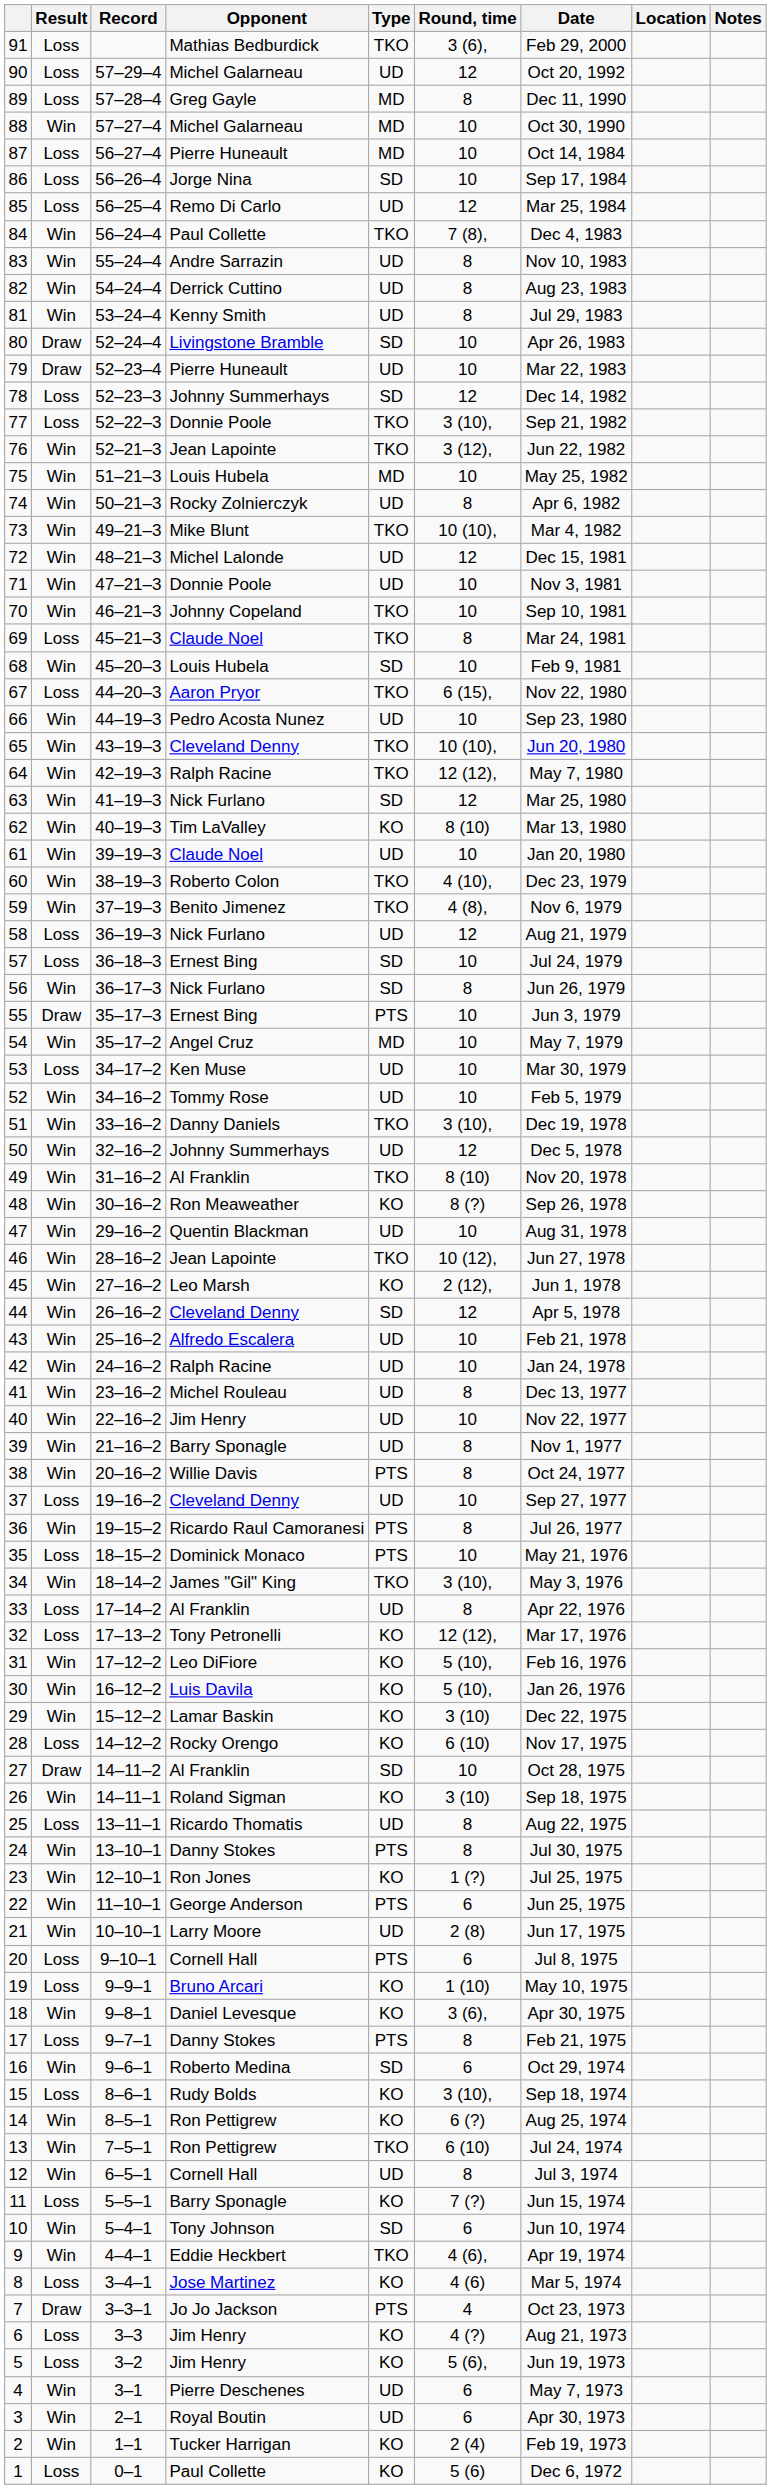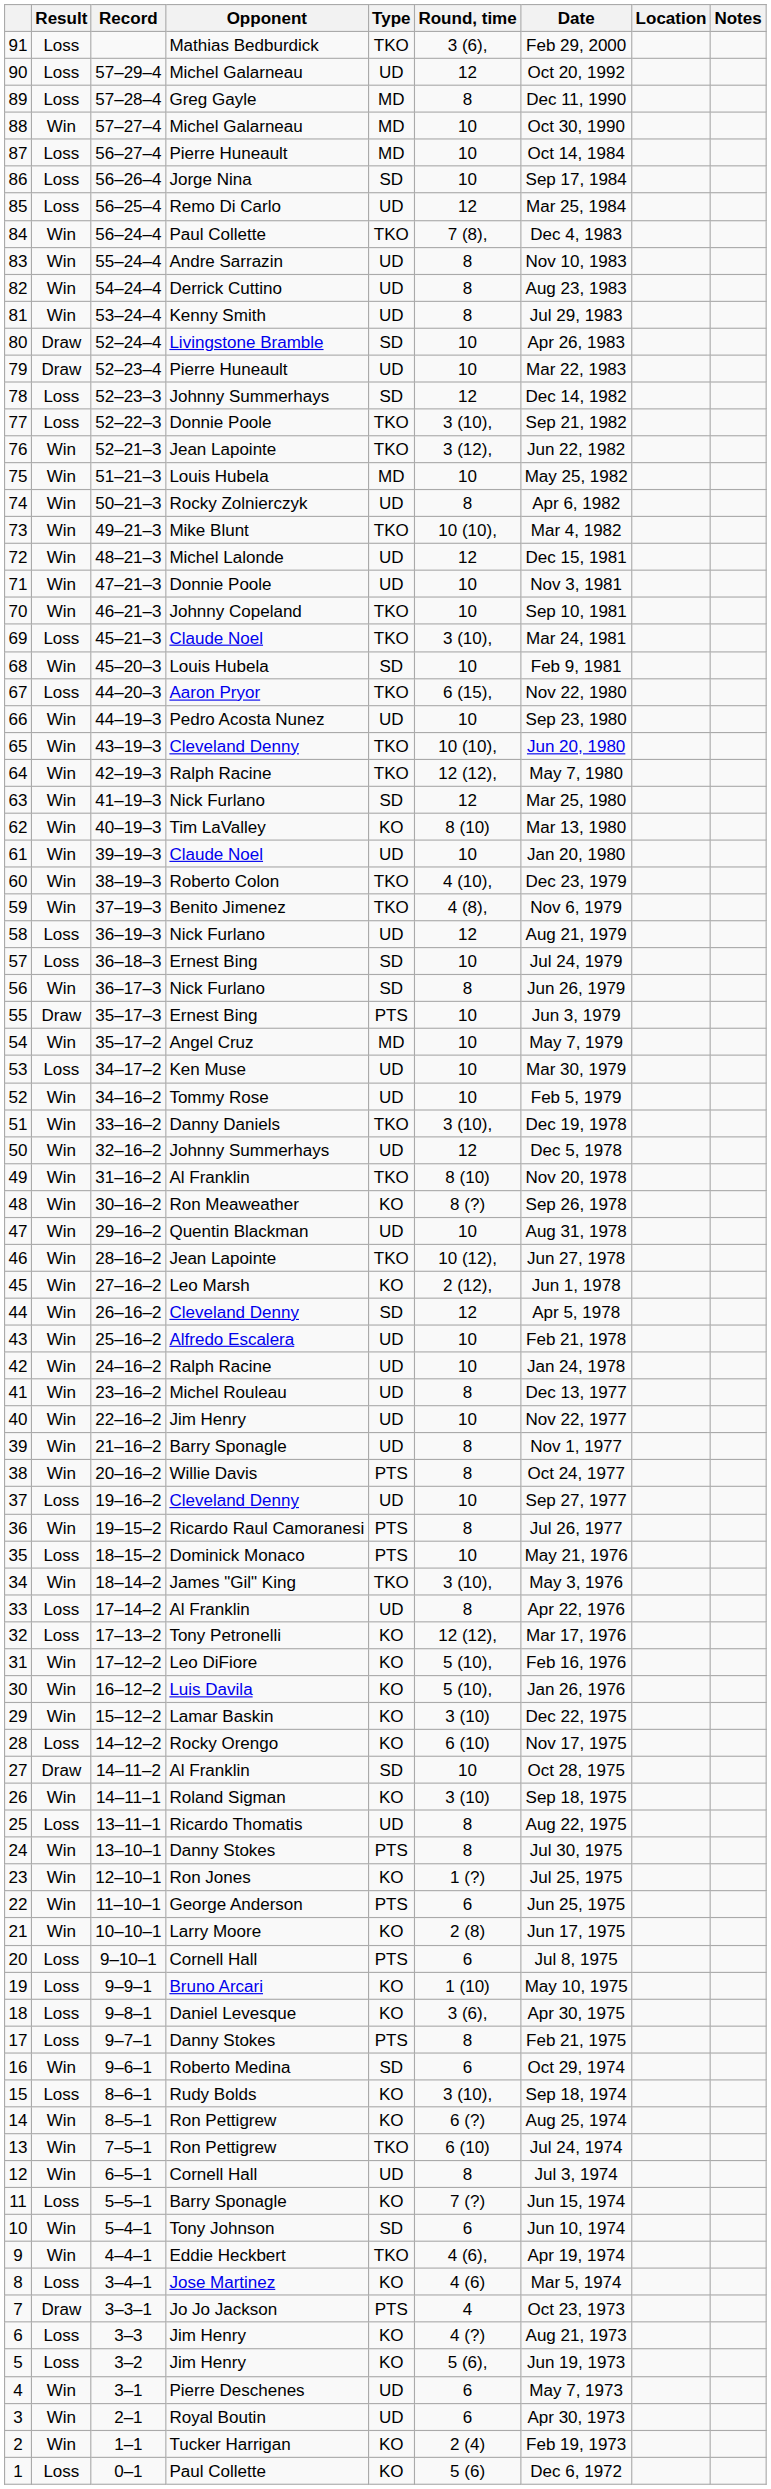(468, 638) 8 -> (468, 638) 3 (10),
(391, 1932) UD -> (391, 1932) KO
(61, 2013) Win -> (61, 2013) Loss
